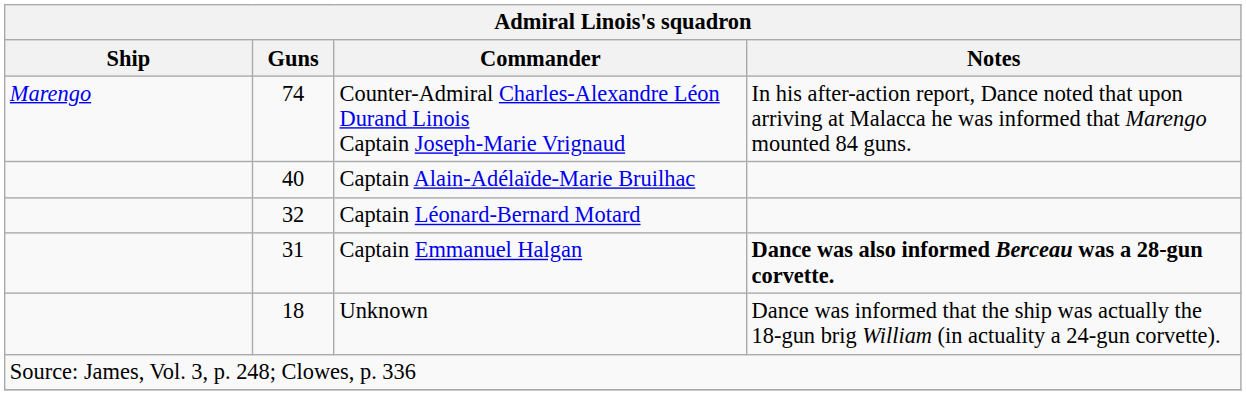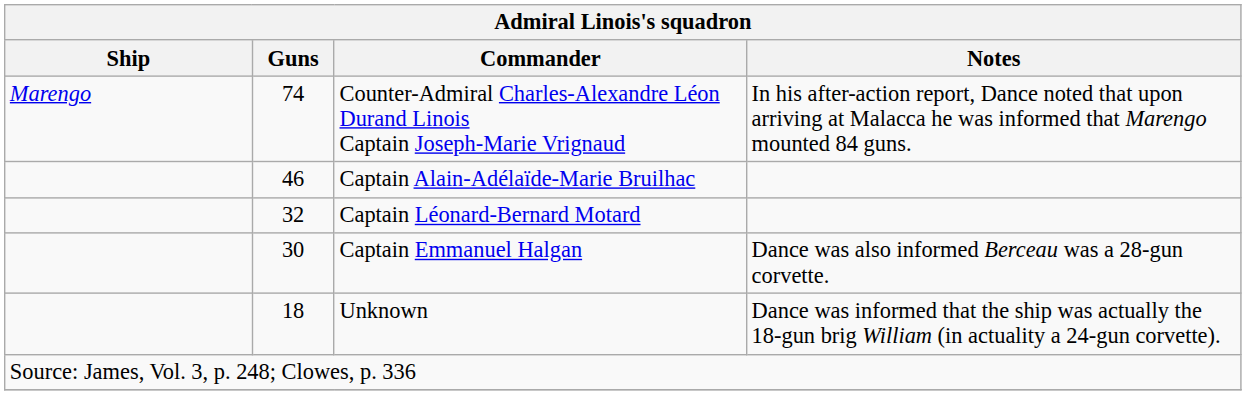(293, 179) 40 -> (293, 179) 46
(293, 250) 31 -> (293, 250) 30
(977, 262) bold -> (967, 262) normal
